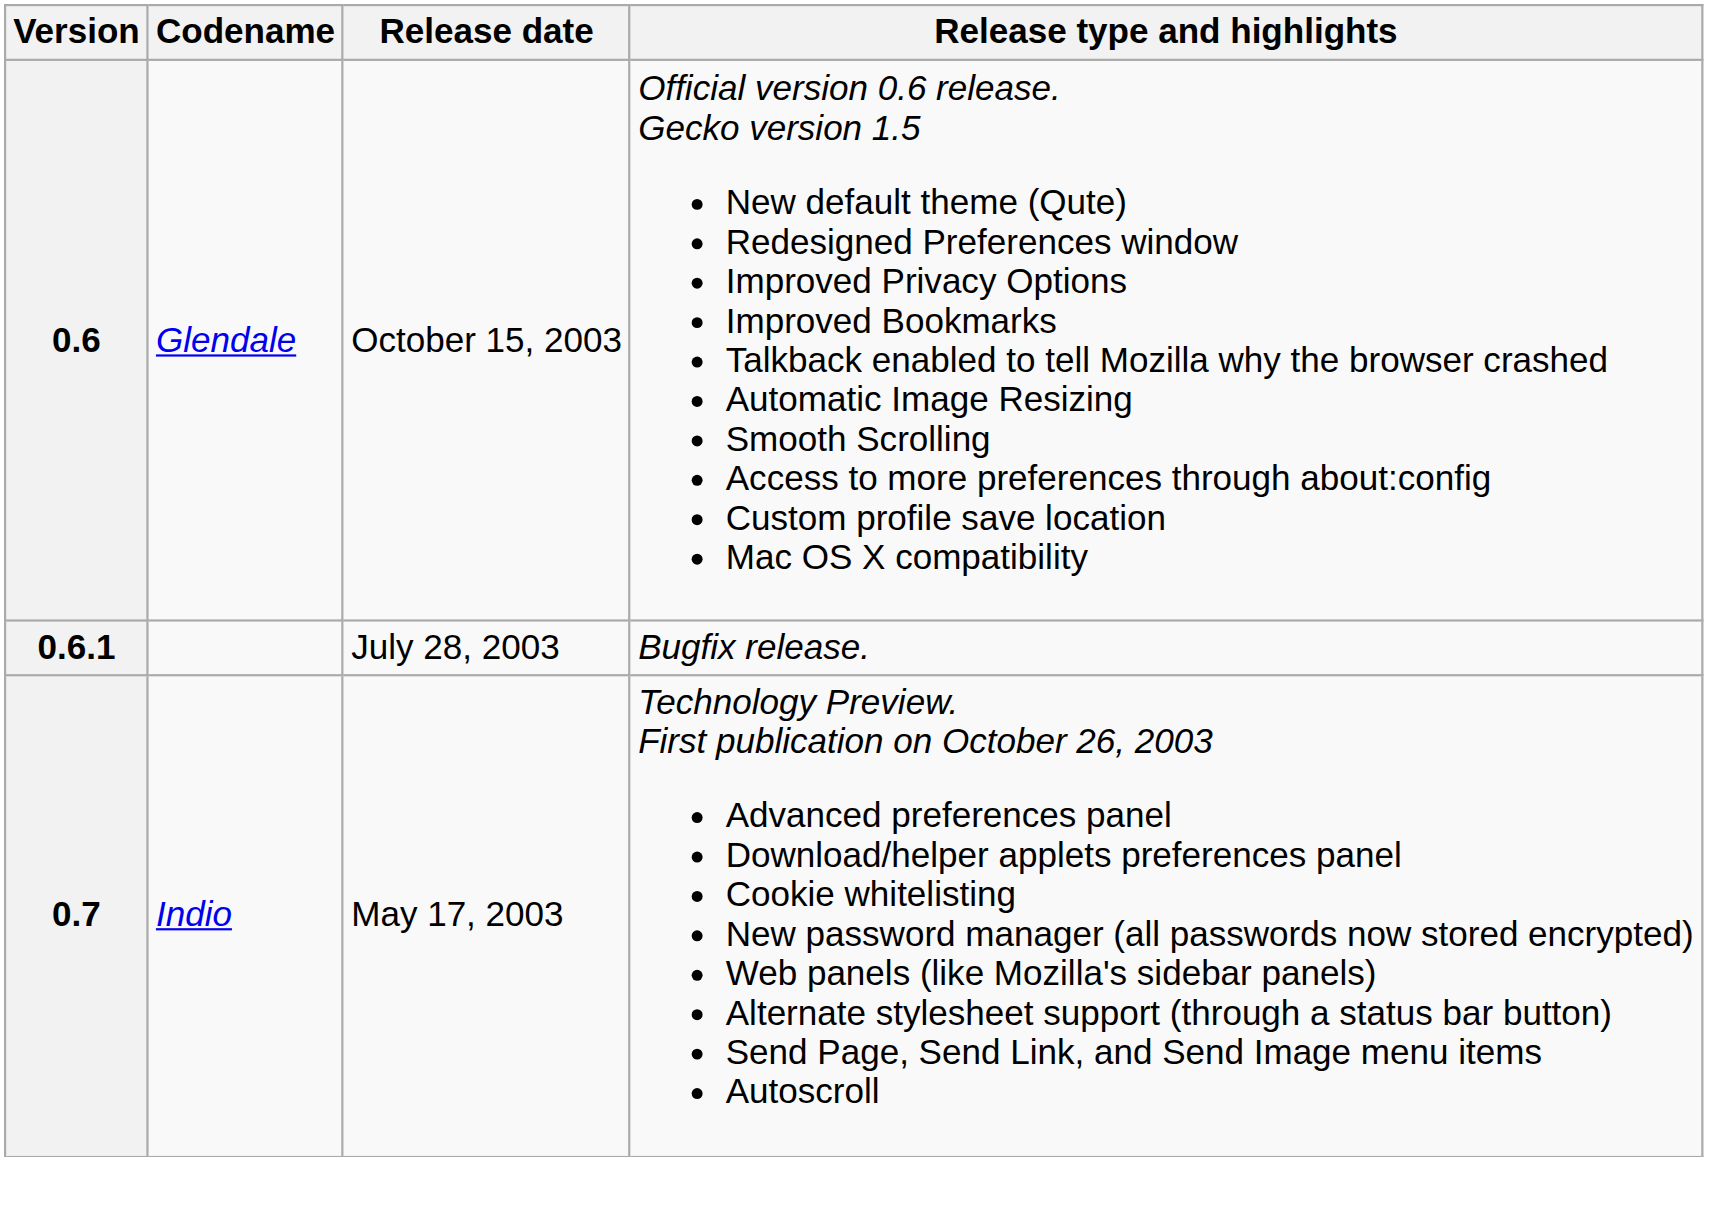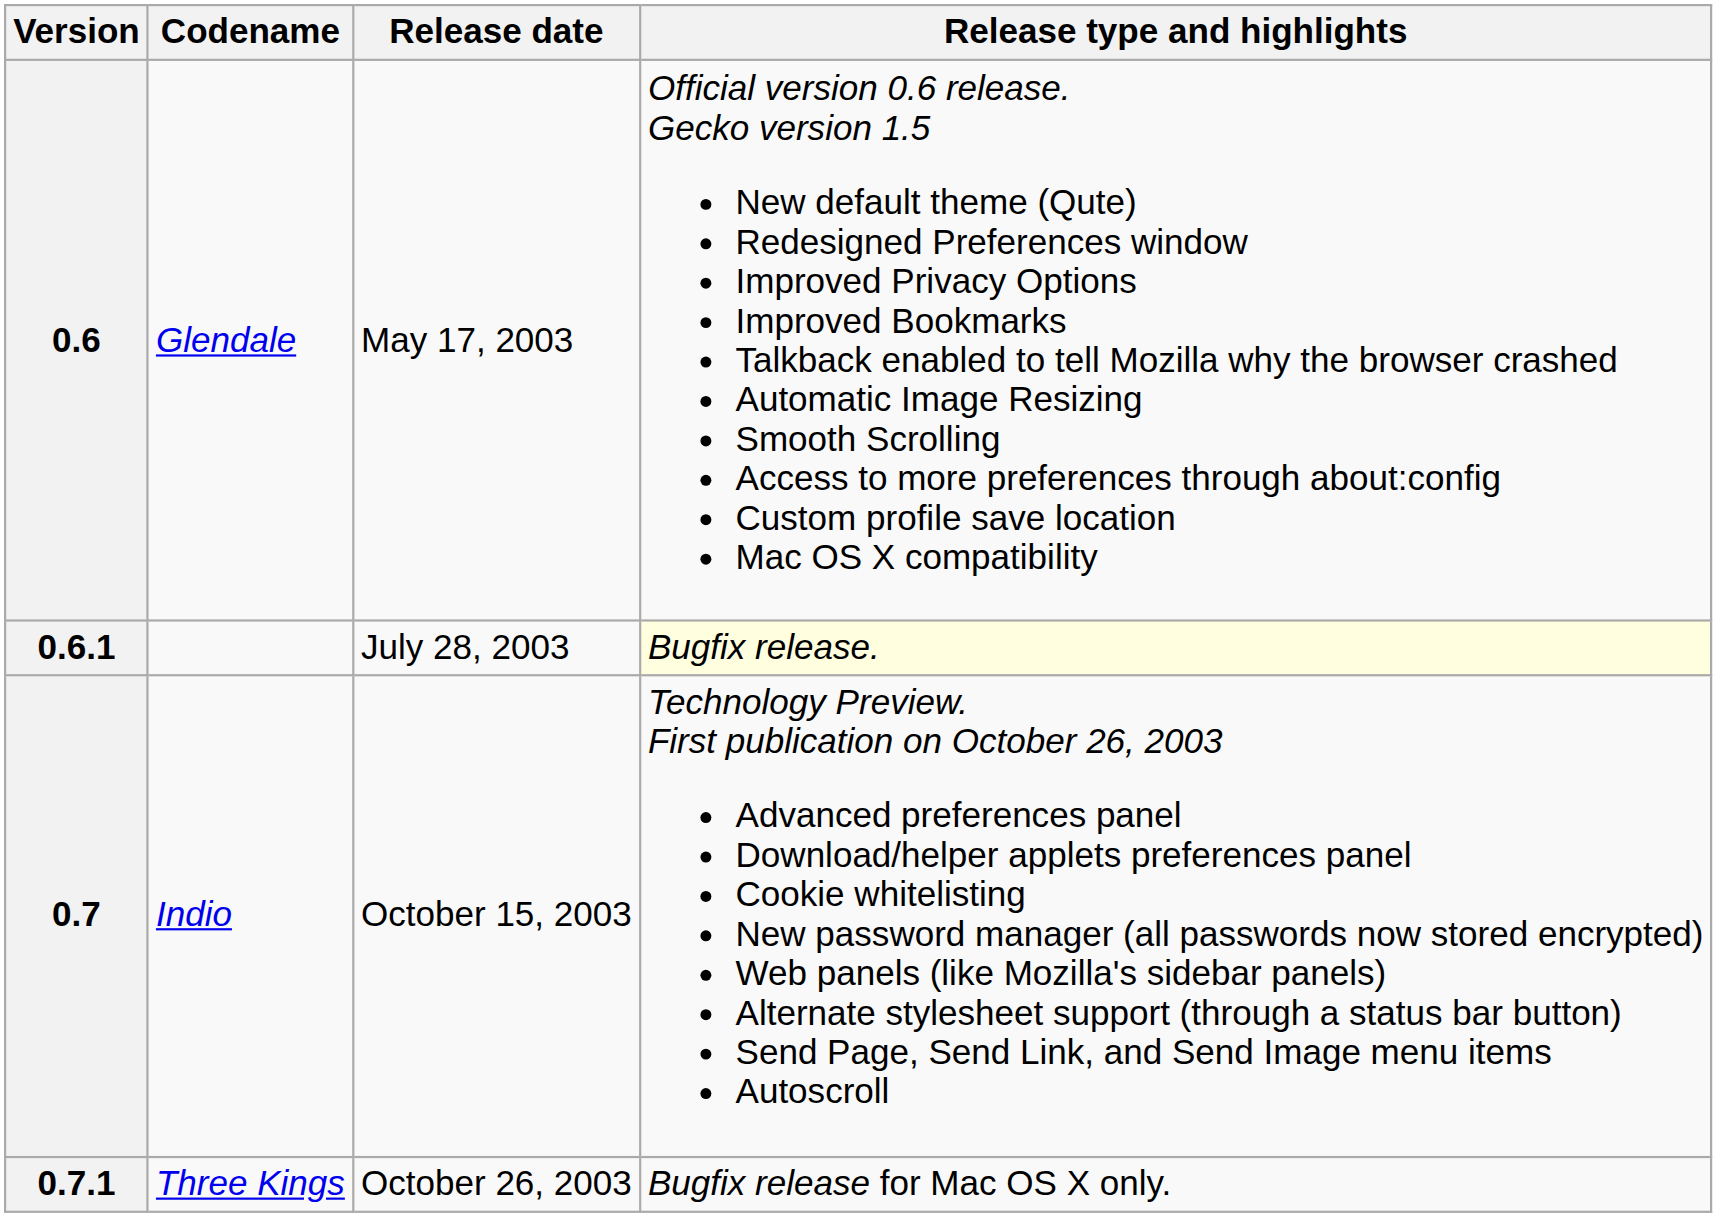(487, 339) October 15, 2003 -> (467, 339) May 17, 2003
(754, 647) no background -> (764, 647) lightyellow background
(457, 915) May 17, 2003 -> (496, 915) October 15, 2003
+ row: (76, 1183)
